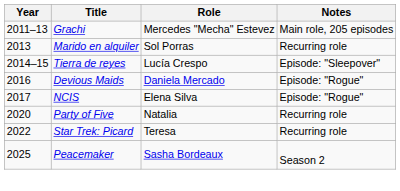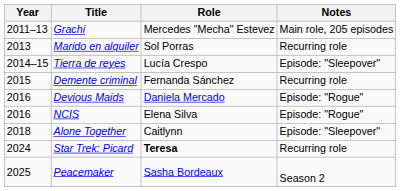+ row: (95, 81)
(19, 98) 2017 -> (19, 115) 2016
+ row: (90, 132)
- row: (84, 115)
(19, 132) 2022 -> (19, 149) 2024
(160, 132) normal -> (161, 149) bold
